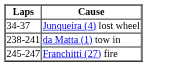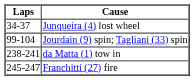+ row: (115, 40)
